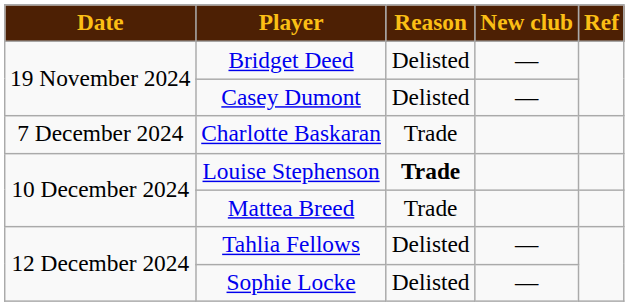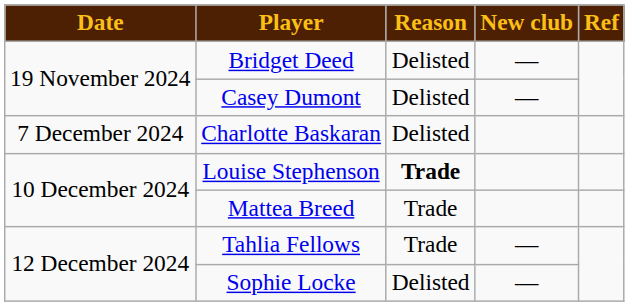(431, 134) Trade -> (431, 134) Delisted
(431, 245) Delisted -> (431, 245) Trade
